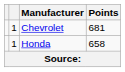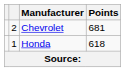(14, 28) 1 -> (14, 28) 2
(97, 44) 658 -> (97, 44) 618
